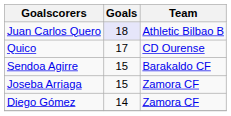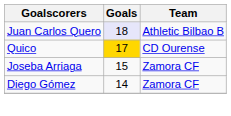(122, 48) no background -> (122, 48) gold background
- row: (42, 66)
